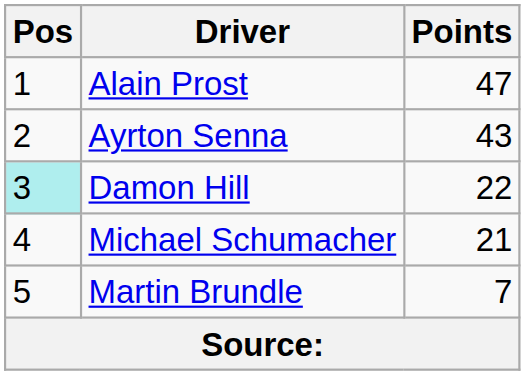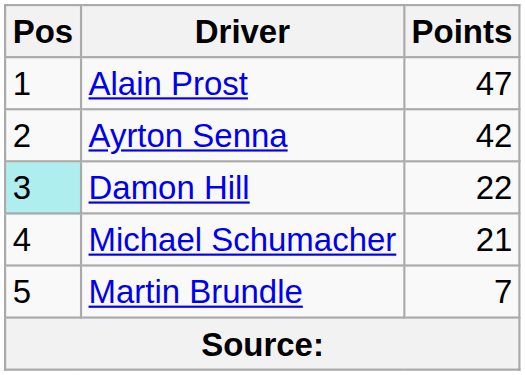(494, 136) 43 -> (494, 136) 42
